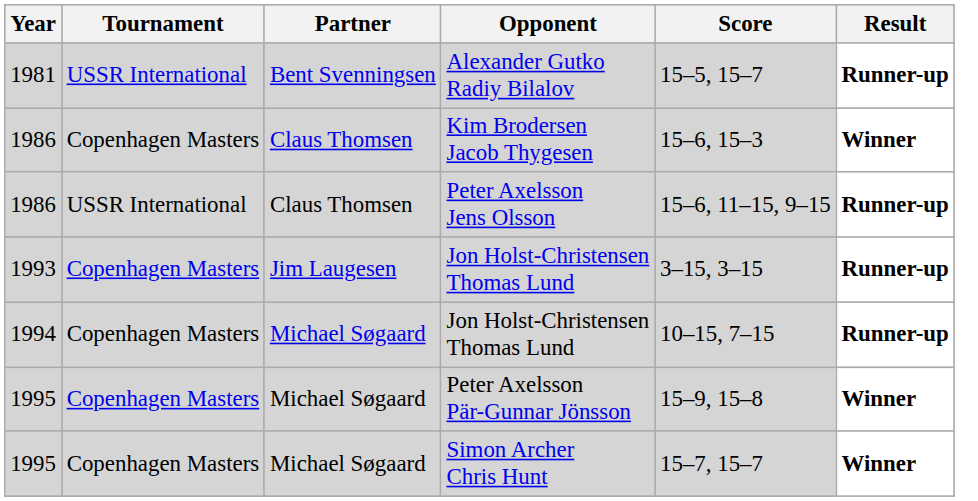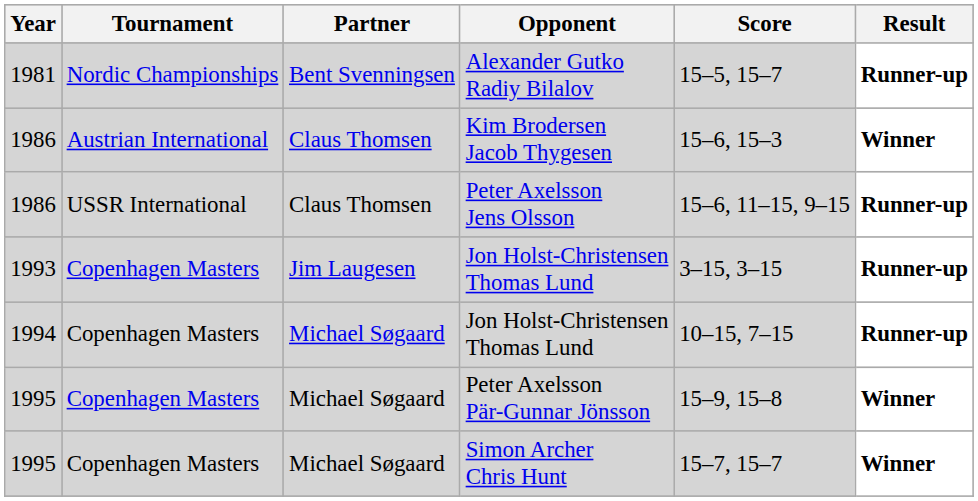(157, 75) USSR International -> (172, 75) Nordic Championships
(163, 139) Copenhagen Masters -> (167, 139) Austrian International
